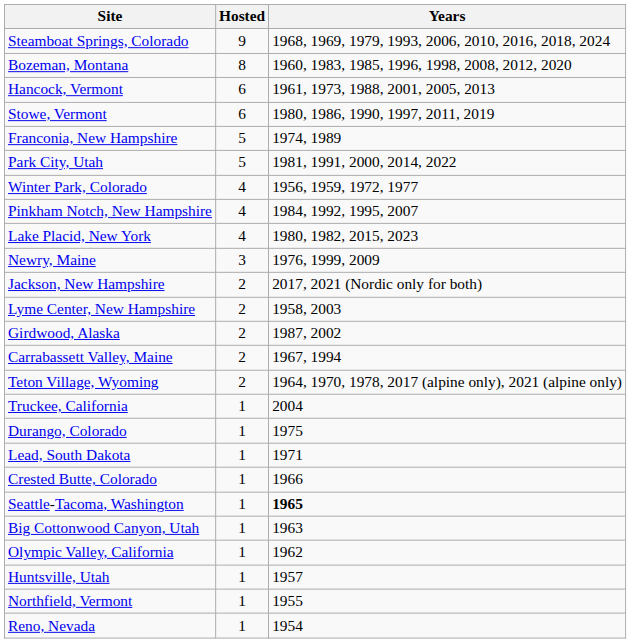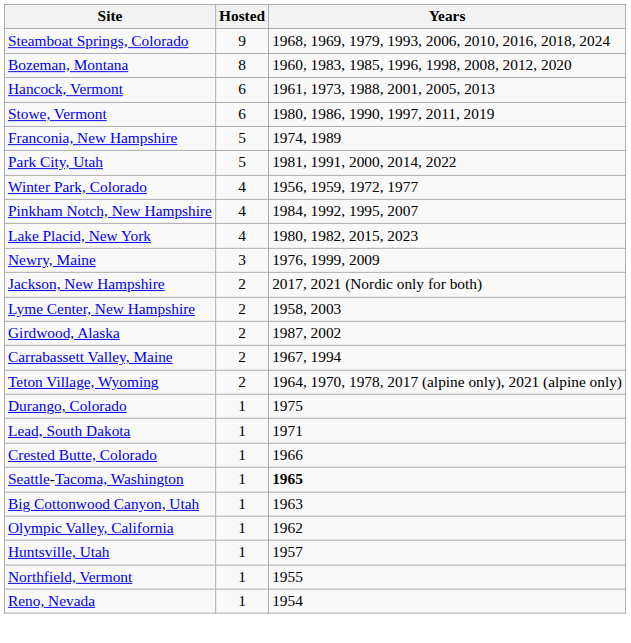- row: (68, 406)
